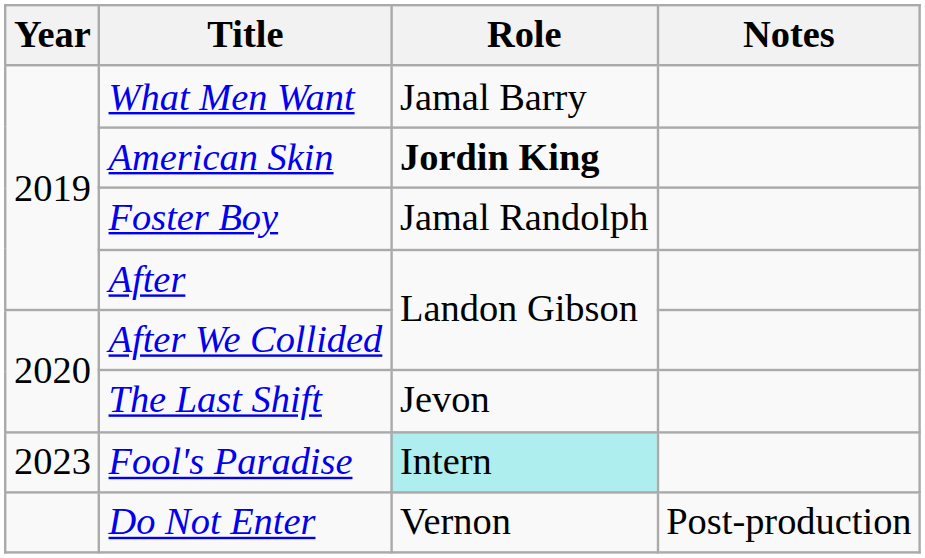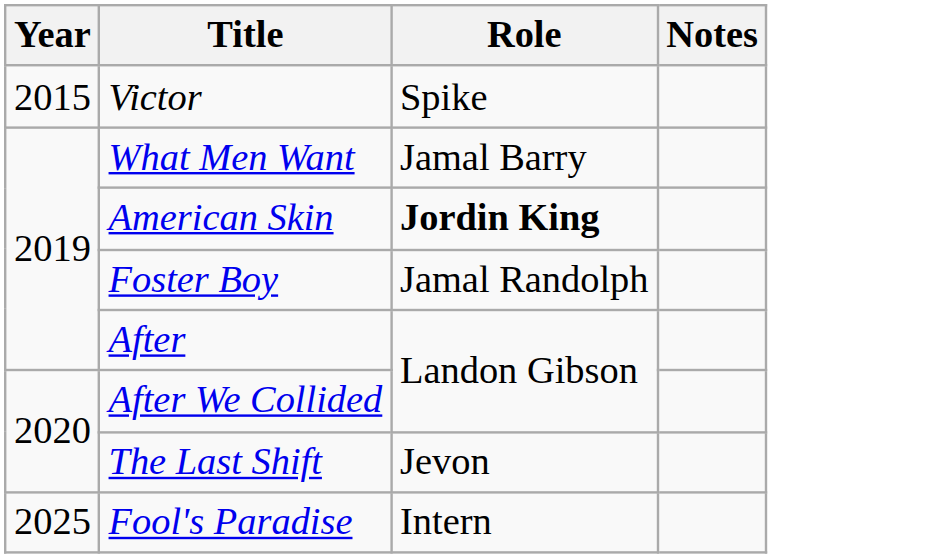+ row: (155, 95)
(52, 461) 2023 -> (52, 522) 2025
(446, 461) paleturquoise background -> (446, 522) no background
- row: (212, 522)
